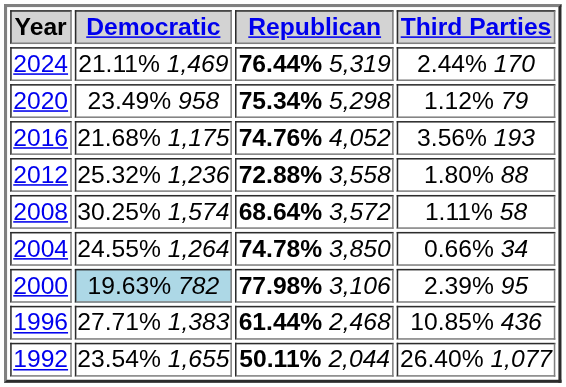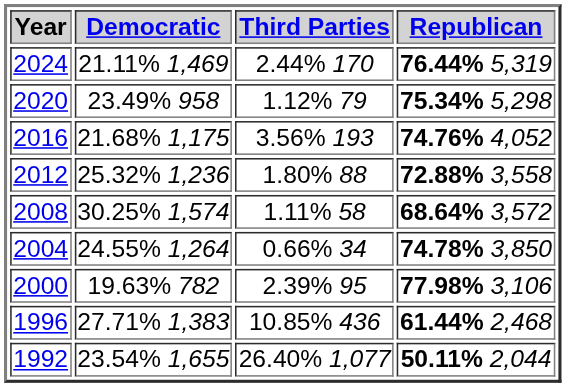columns swapped: (315, 26) <-> (476, 26)
(153, 285) lightblue background -> (153, 285) no background
